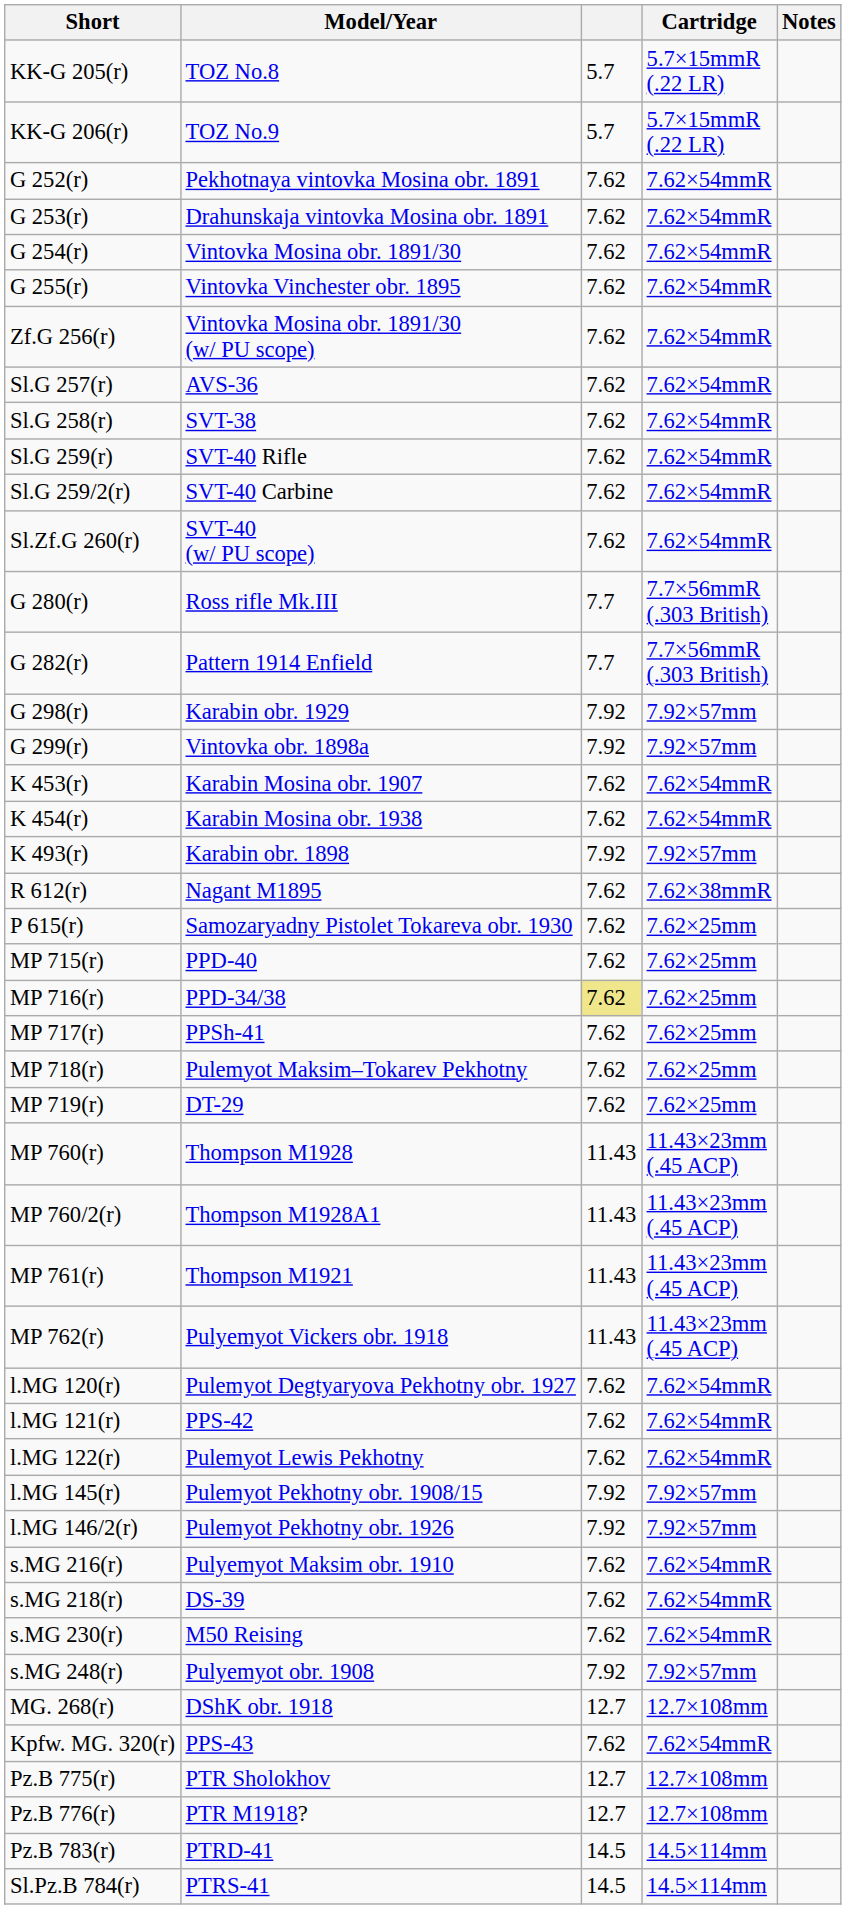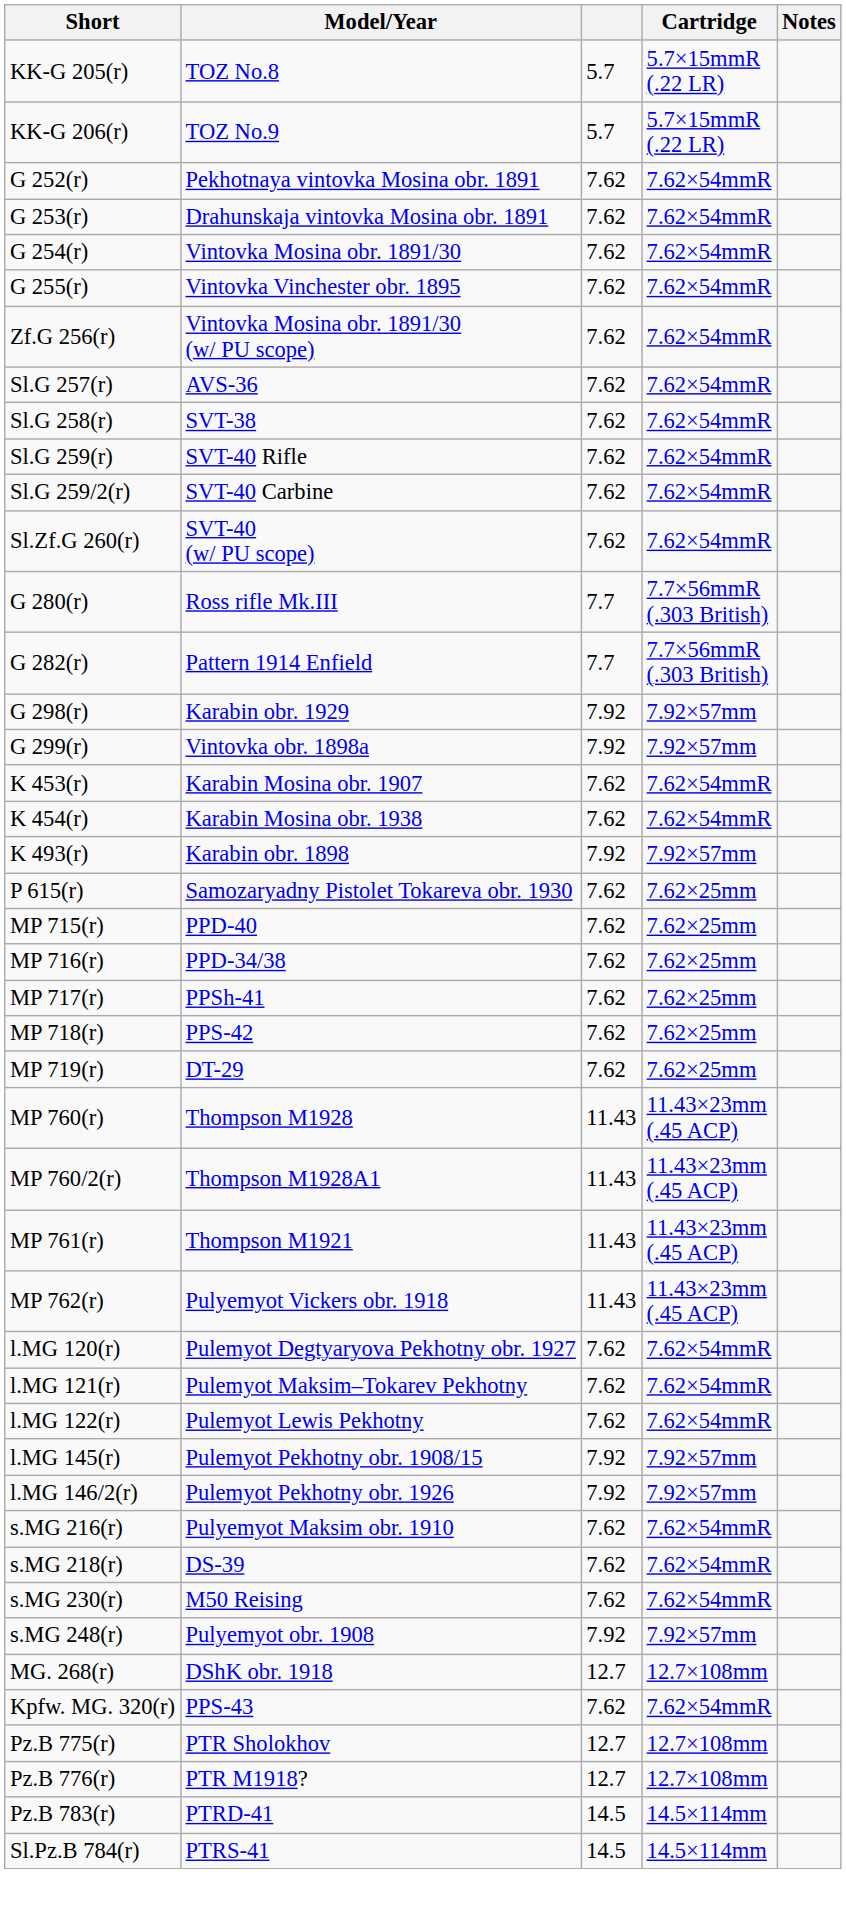- row: (48, 890)
(606, 997) khaki background -> (606, 961) no background
(356, 1069) Pulemyot Maksim–Tokarev Pekhotny -> (219, 1033) PPS-42
(219, 1421) PPS-42 -> (356, 1385) Pulemyot Maksim–Tokarev Pekhotny
